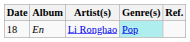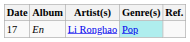(12, 29) 18 -> (12, 29) 17
